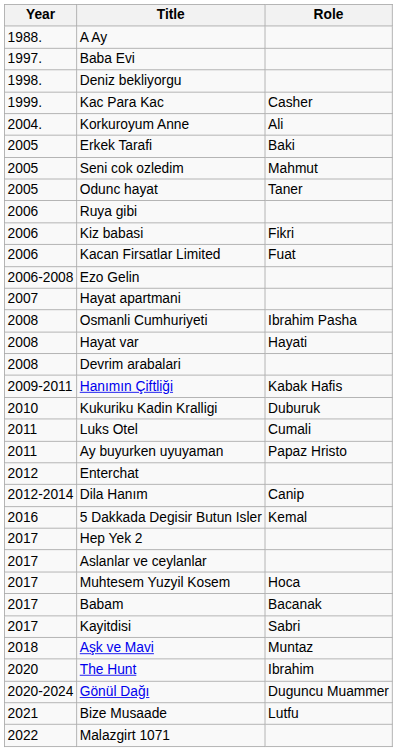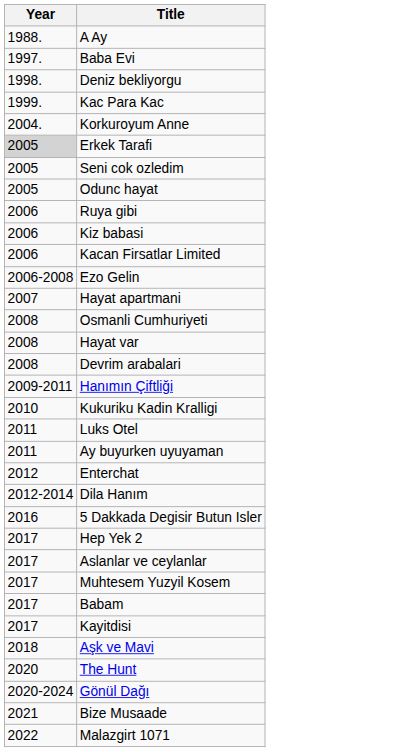- column: (329, 15)
(23, 146) no background -> (23, 146) lightgrey background
